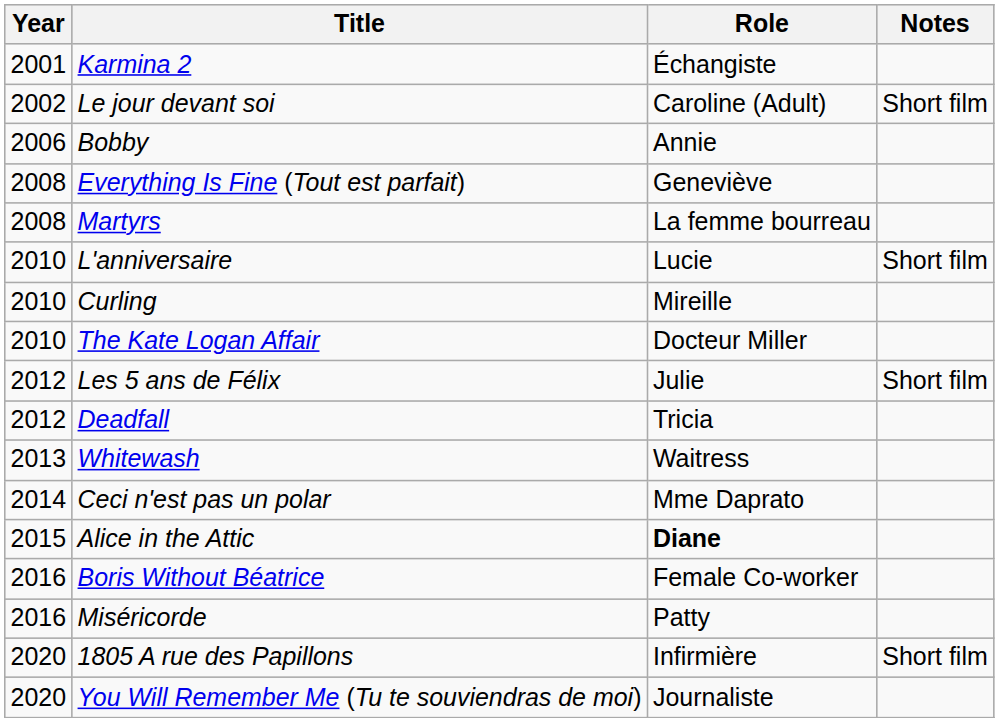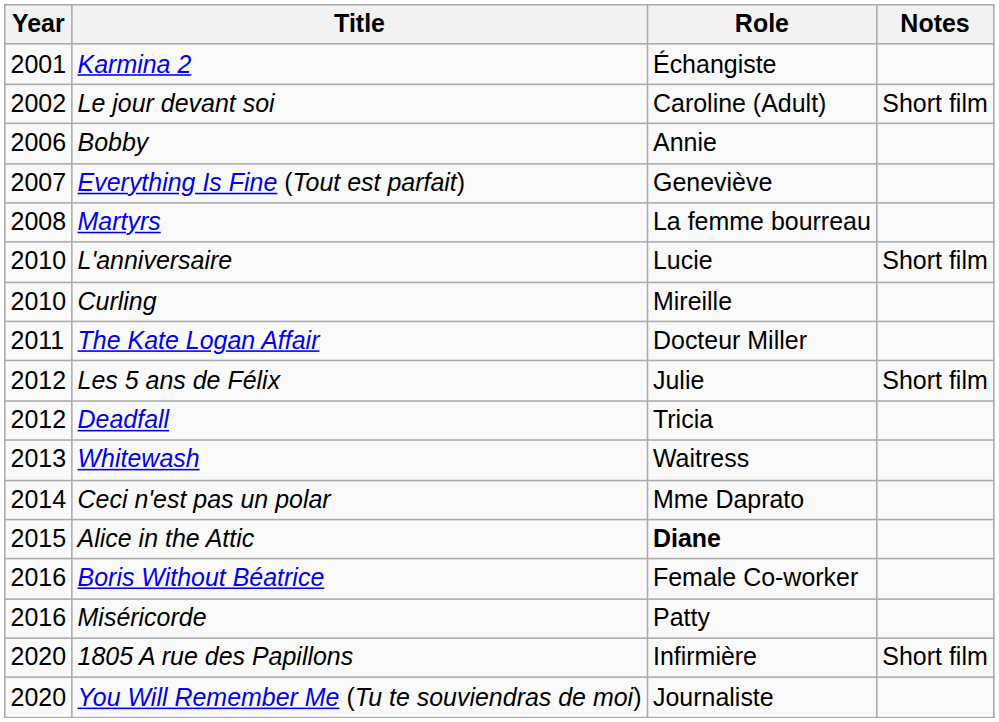(38, 182) 2008 -> (38, 182) 2007
(38, 340) 2010 -> (37, 340) 2011
